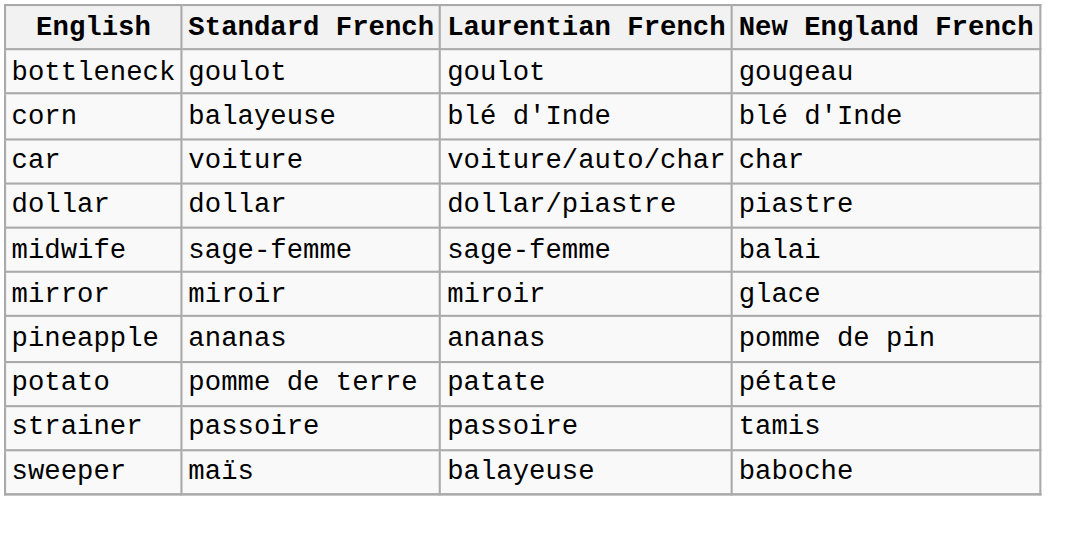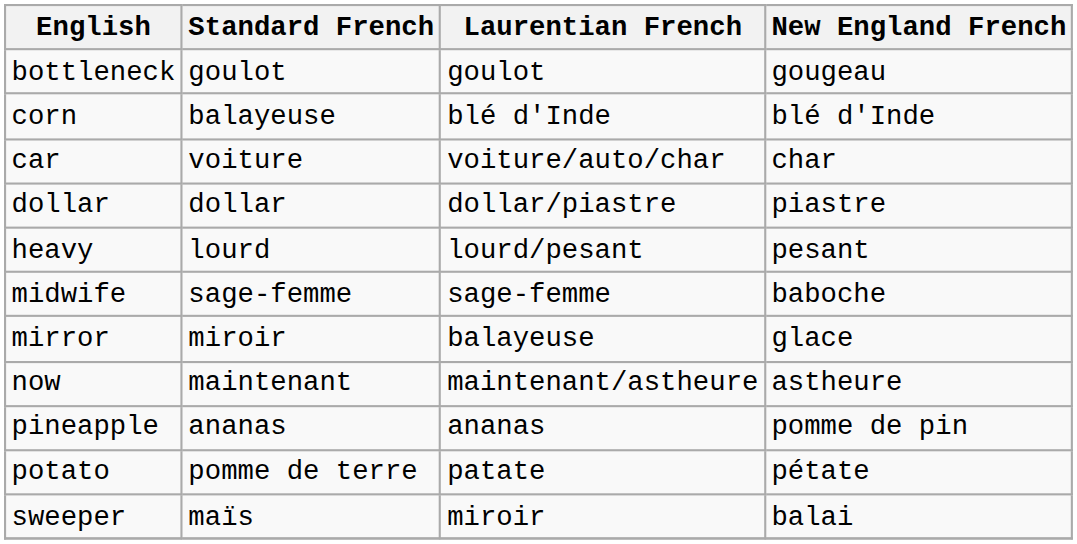+ row: (53, 250)
(780, 250) balai -> (829, 294) baboche
(496, 294) miroir -> (521, 339) balayeuse
+ row: (36, 383)
- row: (77, 428)
(521, 472) balayeuse -> (496, 517) miroir
(796, 472) baboche -> (812, 517) balai
